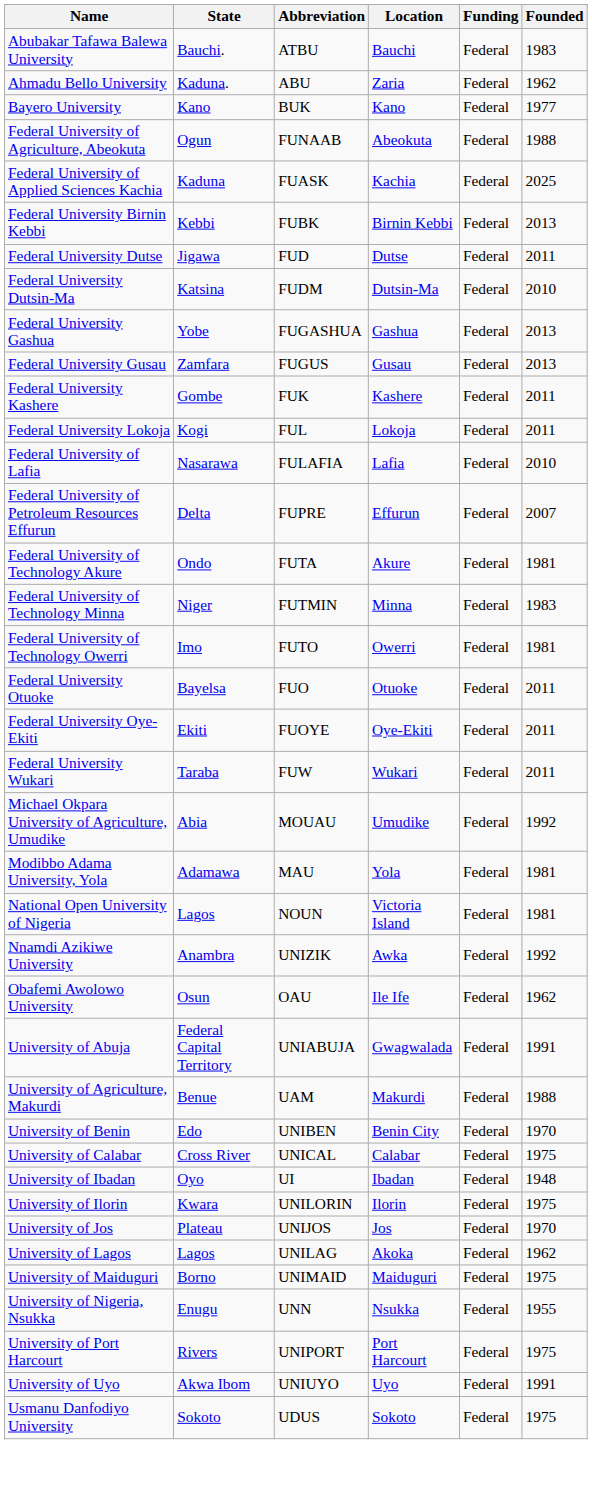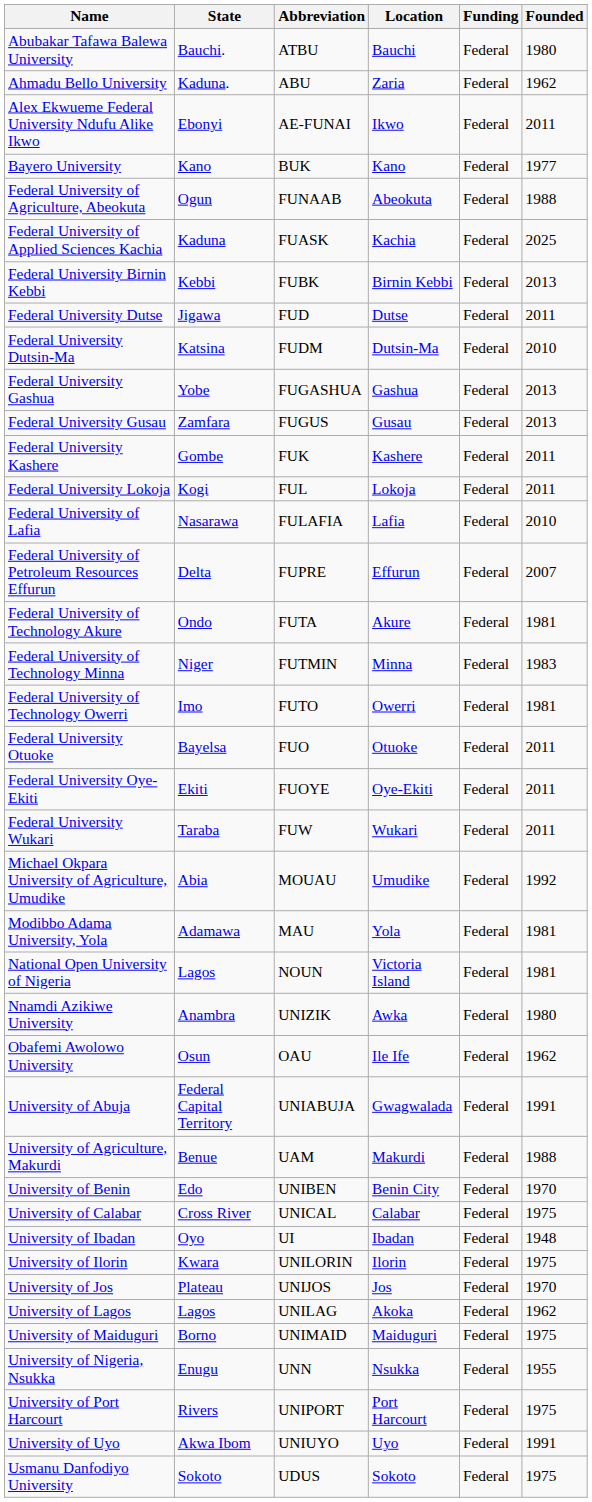(541, 49) 1983 -> (541, 49) 1980
+ row: (81, 124)
(541, 955) 1992 -> (541, 1014) 1980
